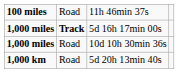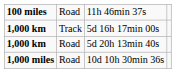(30, 28) 1,000 miles -> (26, 28) 1,000 km
(72, 28) bold -> (70, 28) normal
rows swapped: (125, 60) <-> (128, 44)
